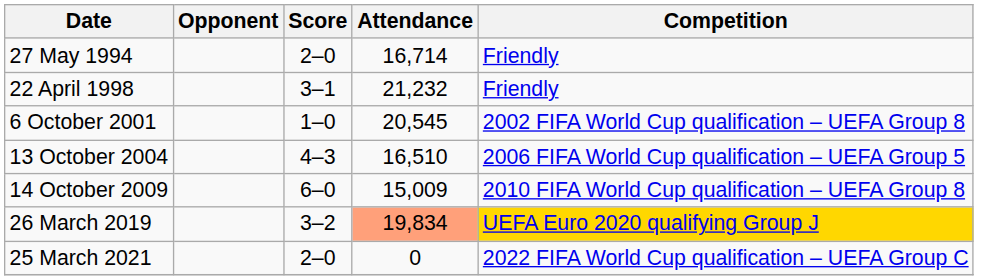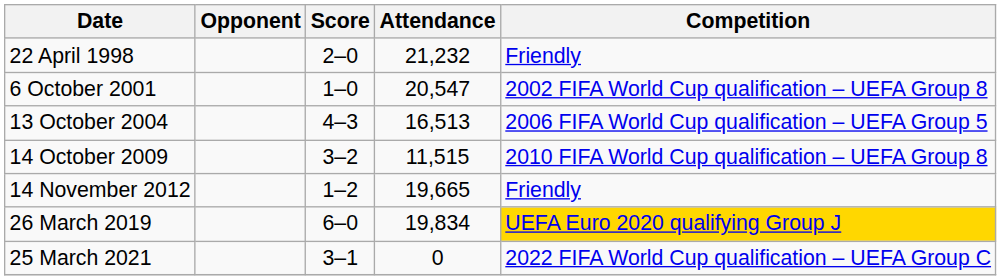- row: (71, 55)
(318, 88) 3–1 -> (340, 55) 2–0
(415, 122) 20,545 -> (438, 88) 20,547
(415, 156) 16,510 -> (438, 122) 16,513
(318, 190) 6–0 -> (340, 156) 3–2
(415, 190) 15,009 -> (438, 156) 11,515
+ row: (100, 190)
(318, 223) 3–2 -> (340, 223) 6–0
(415, 223) lightsalmon background -> (438, 223) no background
(318, 257) 2–0 -> (340, 257) 3–1
